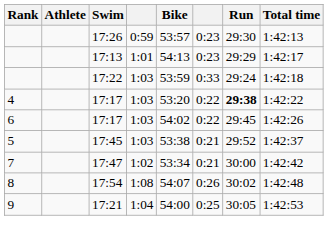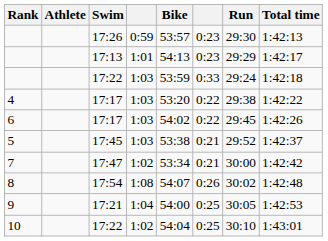(241, 99) bold -> (241, 99) normal
+ row: (14, 225)
